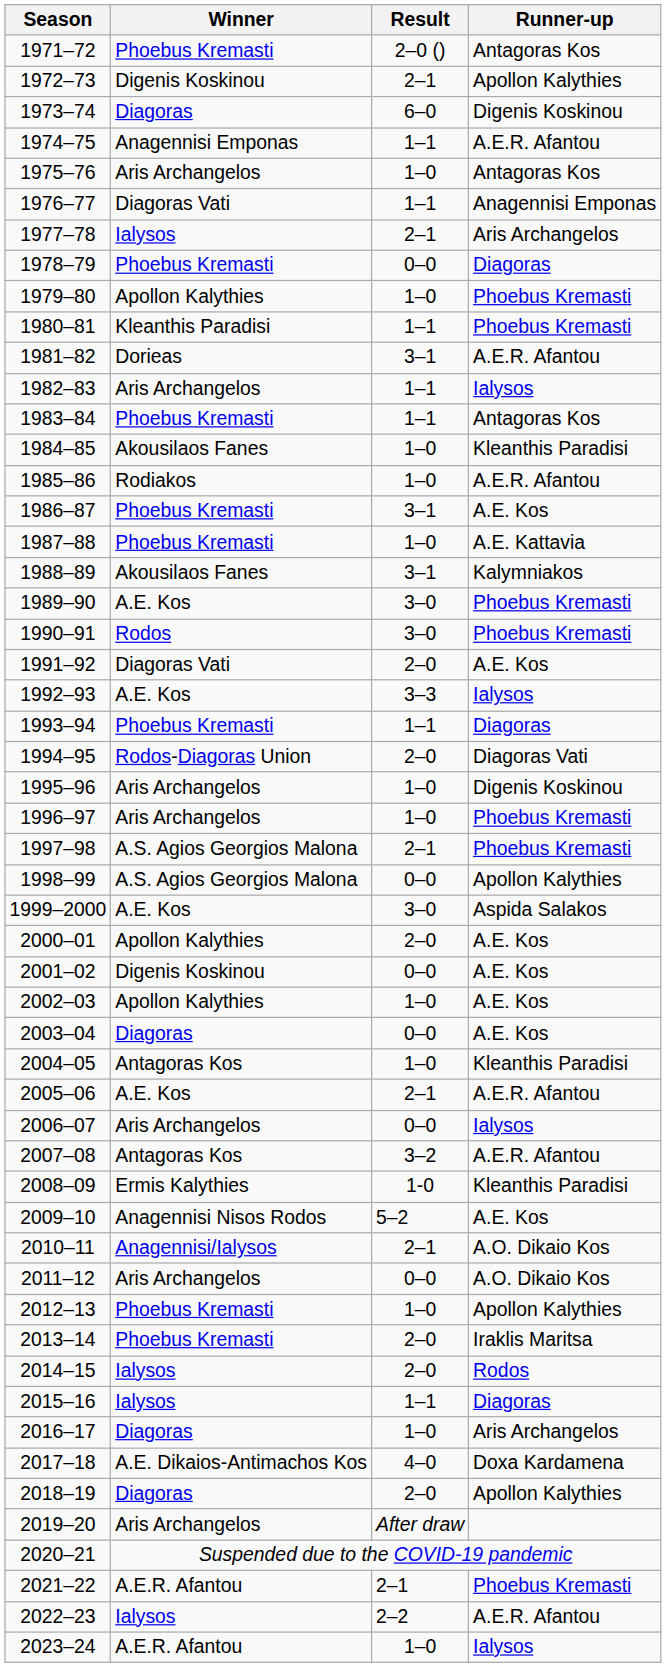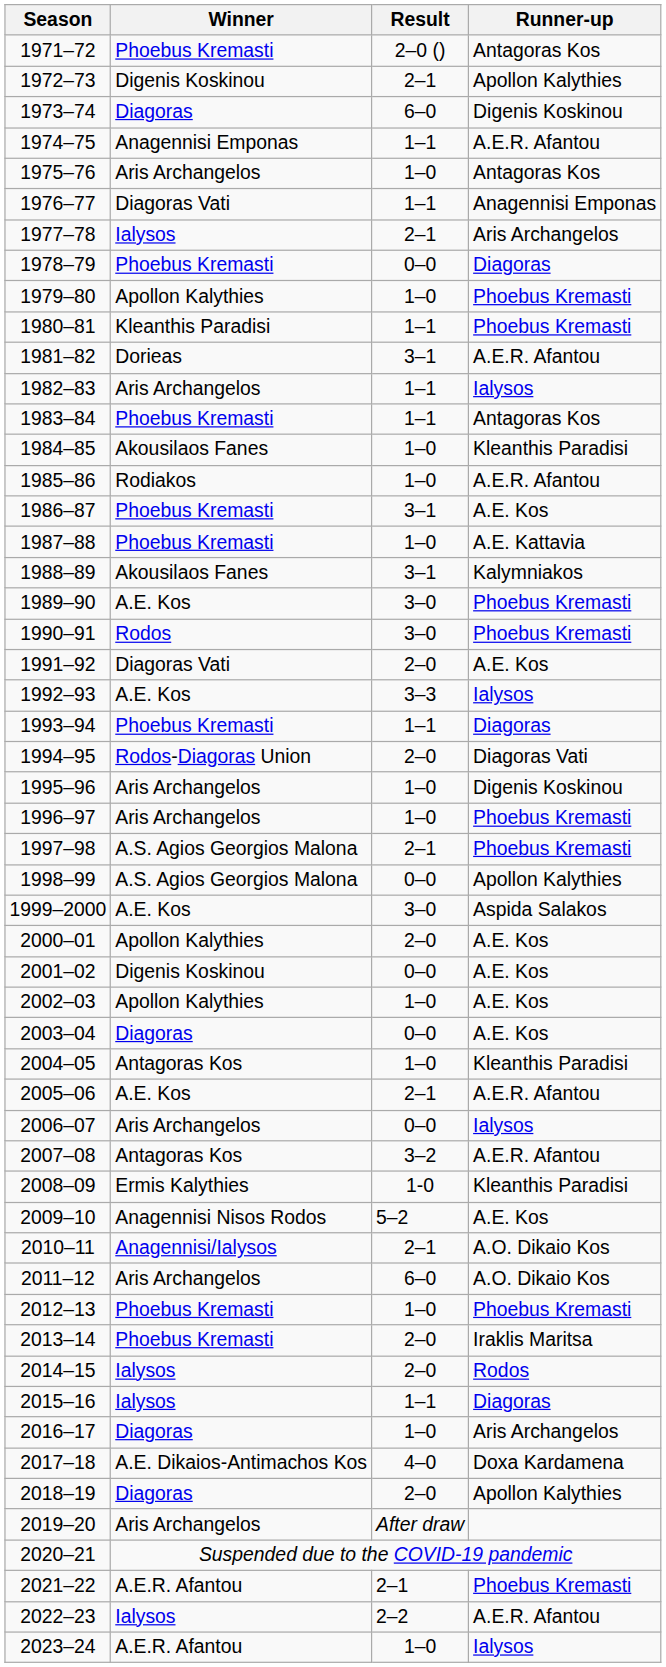(420, 1278) 0–0 -> (420, 1278) 6–0
(547, 1309) Apollon Kalythies -> (552, 1309) Phoebus Kremasti
